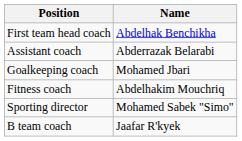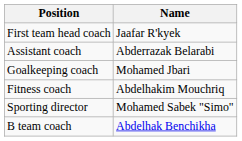(166, 32) Abdelhak Benchikha -> (148, 32) Jaafar R'kyek
(148, 126) Jaafar R'kyek -> (166, 126) Abdelhak Benchikha
